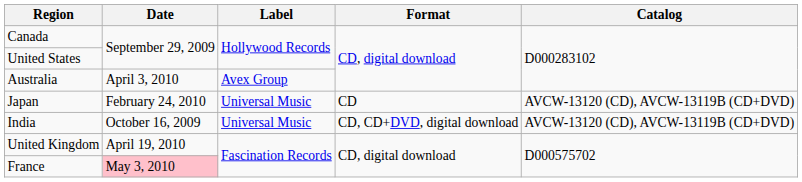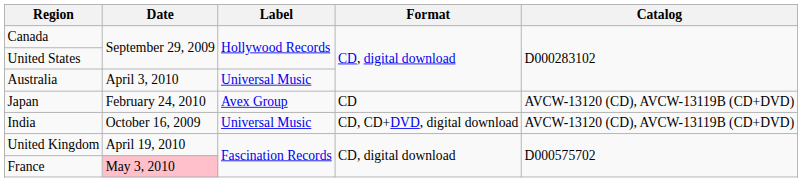(254, 79) Avex Group -> (266, 79) Universal Music
(266, 101) Universal Music -> (254, 101) Avex Group
